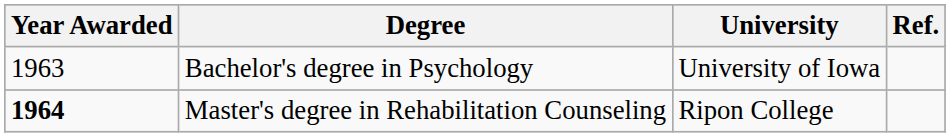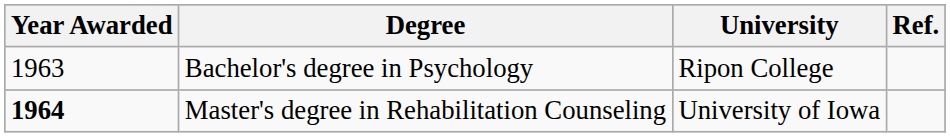(779, 68) University of Iowa -> (756, 68) Ripon College
(756, 110) Ripon College -> (779, 110) University of Iowa
